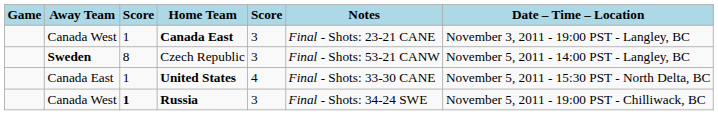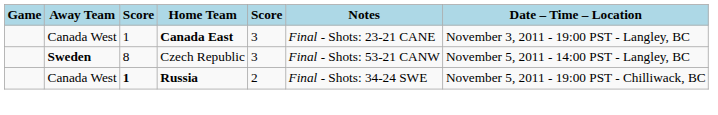- row: (198, 78)
(254, 99) 3 -> (254, 78) 2
